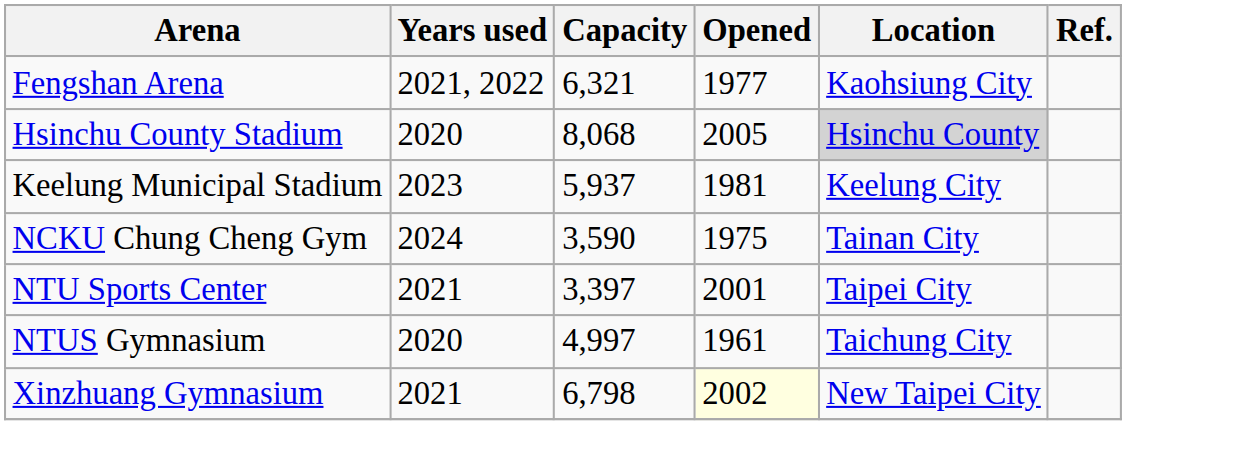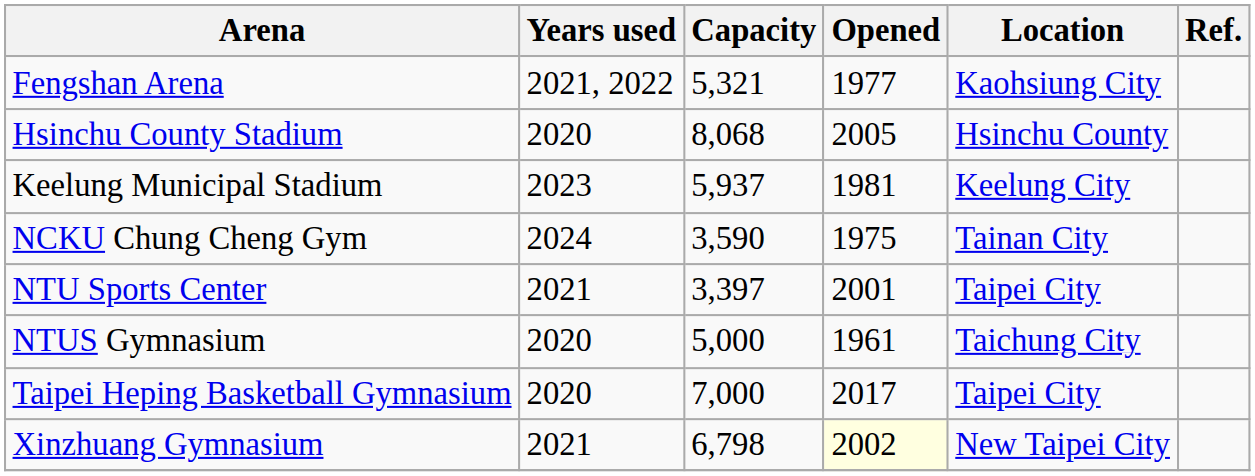(599, 82) 6,321 -> (728, 82) 5,321
(933, 133) lightgrey background -> (1062, 133) no background
(599, 340) 4,997 -> (728, 340) 5,000
+ row: (262, 392)
